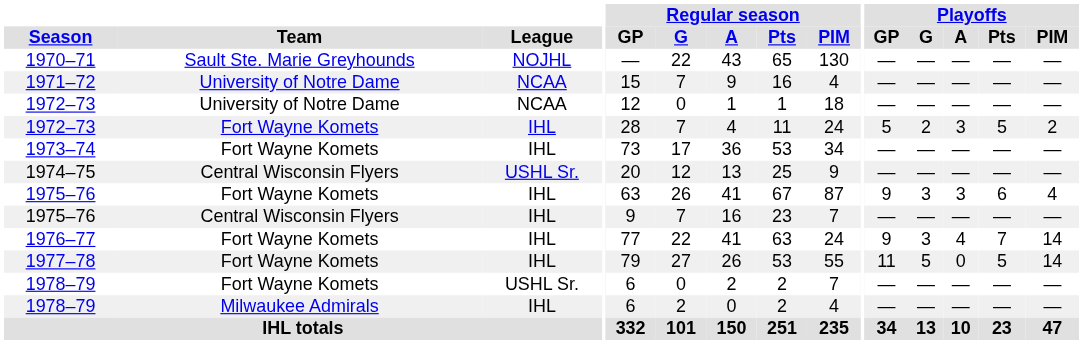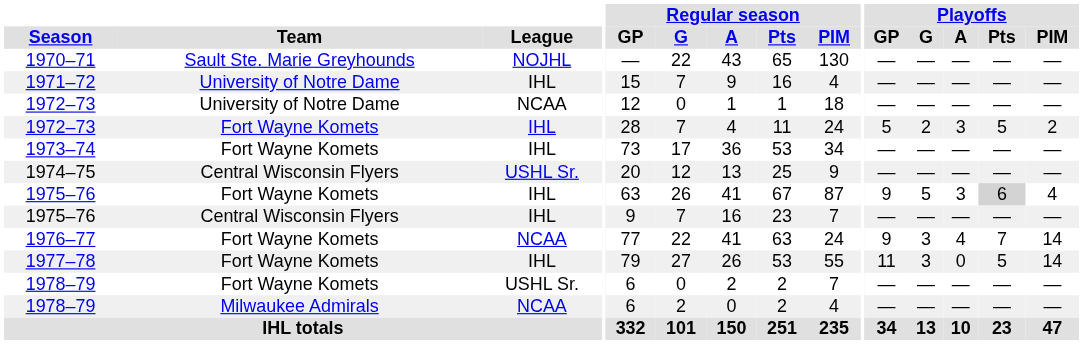(542, 82) NCAA -> (542, 82) IHL
(926, 194) 3 -> (926, 194) 5
(1002, 194) no background -> (1002, 194) lightgrey background
(542, 239) IHL -> (542, 239) NCAA
(926, 261) 5 -> (926, 261) 3
(542, 306) IHL -> (542, 306) NCAA
